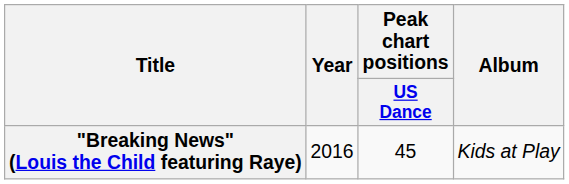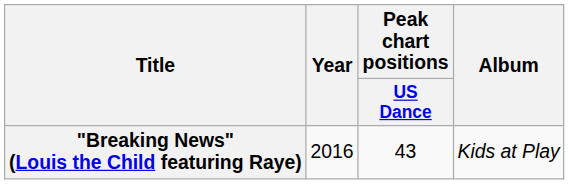(406, 151) 45 -> (406, 151) 43
